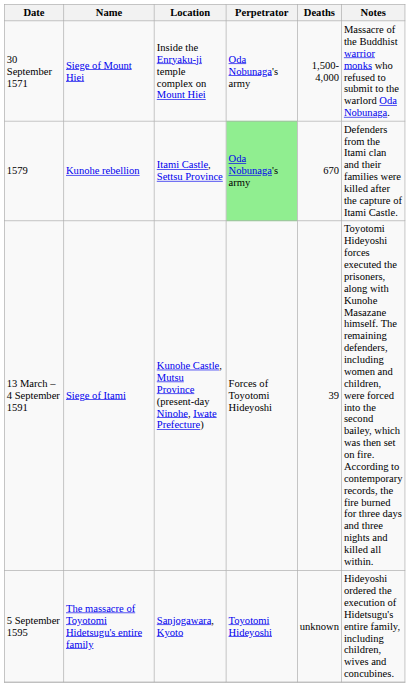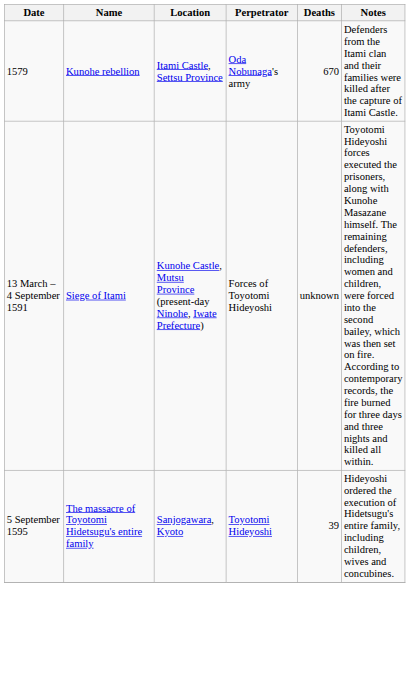- row: (29, 71)
(253, 171) lightgreen background -> (253, 71) no background
(334, 395) 39 -> (319, 295) unknown
(319, 626) unknown -> (334, 526) 39
